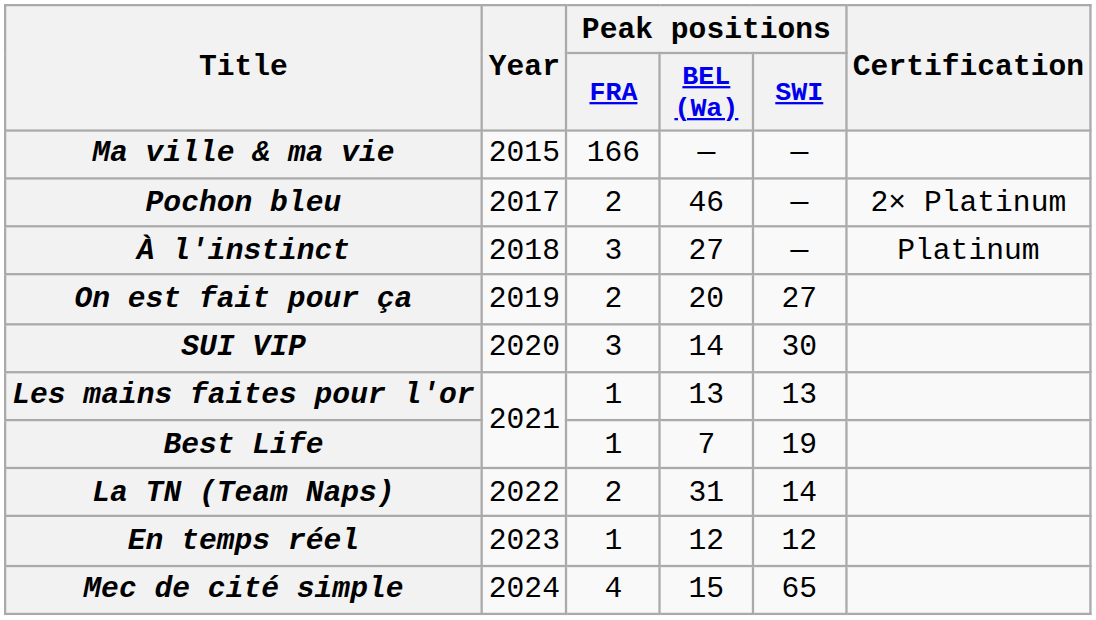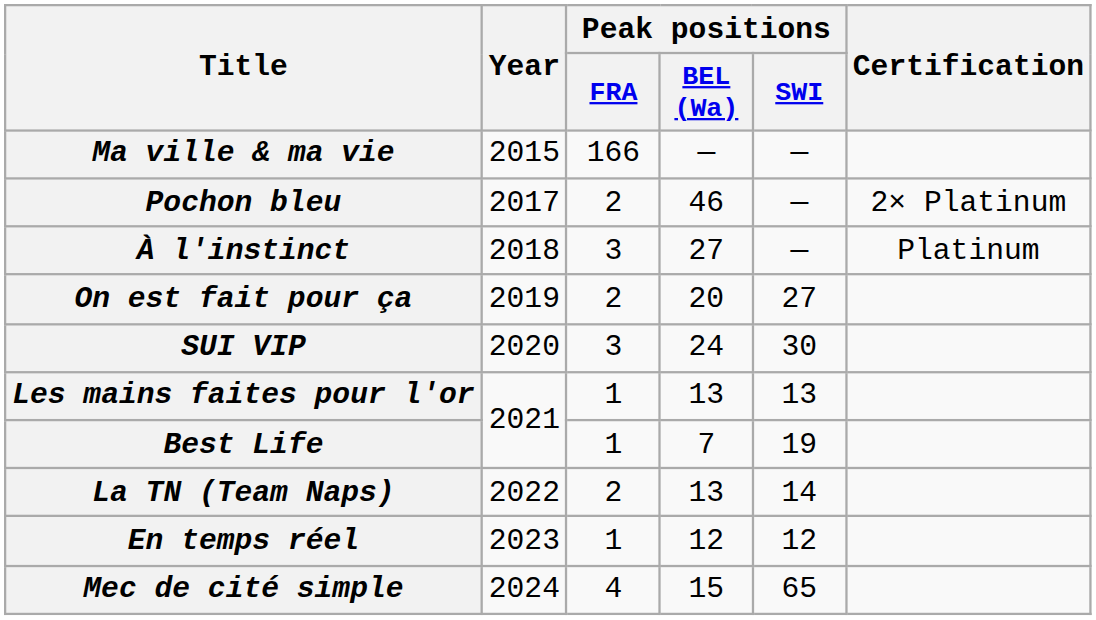(706, 348) 14 -> (706, 348) 24
(706, 492) 31 -> (706, 492) 13
